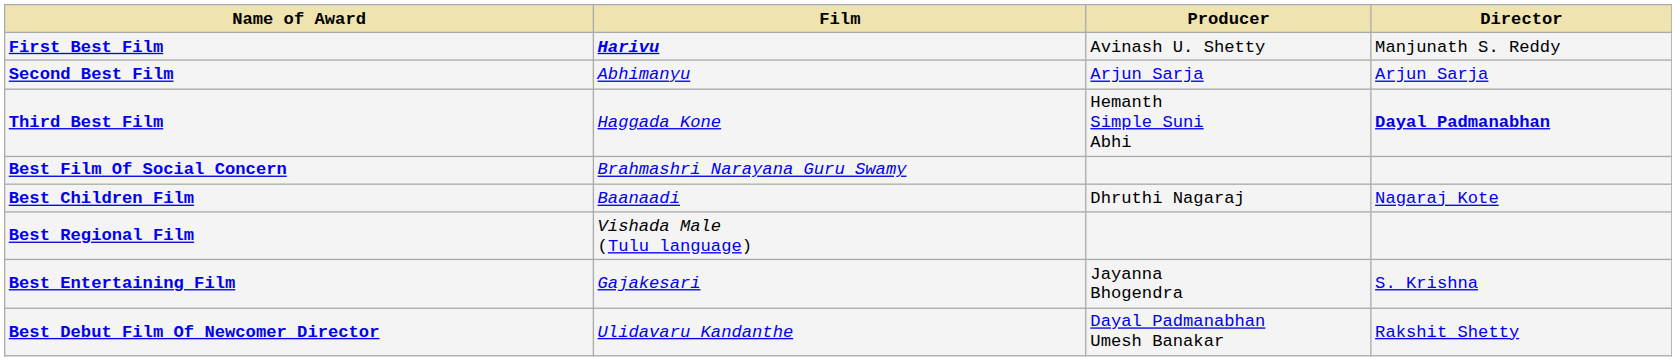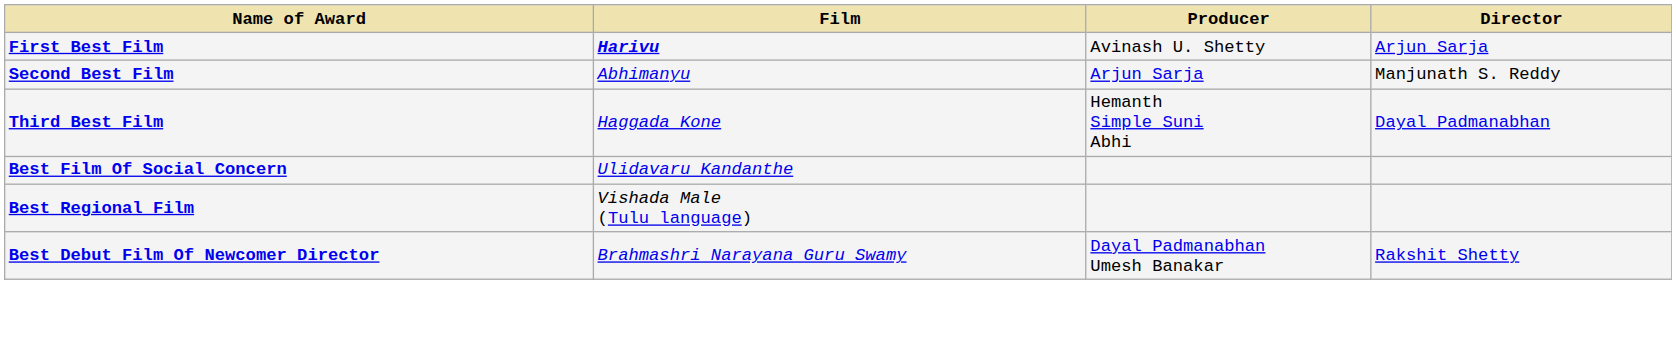(1468, 47) Manjunath S. Reddy -> (1432, 47) Arjun Sarja
(1432, 75) Arjun Sarja -> (1468, 75) Manjunath S. Reddy
(1463, 122) bold -> (1463, 122) normal
(752, 170) Brahmashri Narayana Guru Swamy -> (695, 170) Ulidavaru Kandanthe
- row: (101, 198)
- row: (122, 284)
(695, 331) Ulidavaru Kandanthe -> (752, 256) Brahmashri Narayana Guru Swamy
